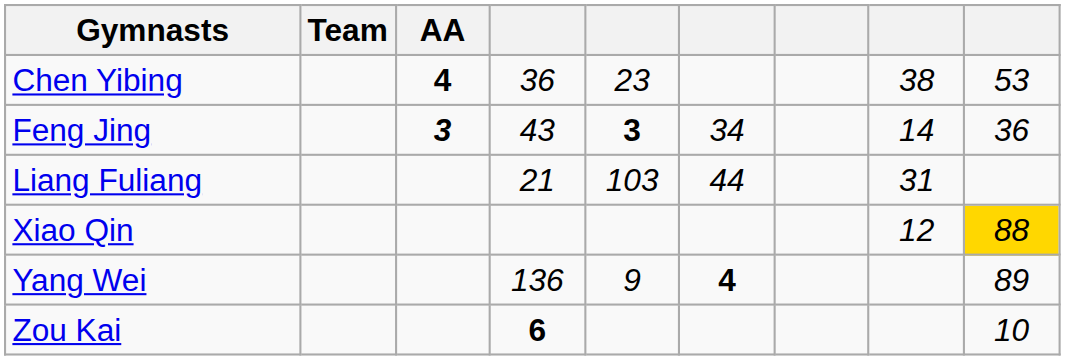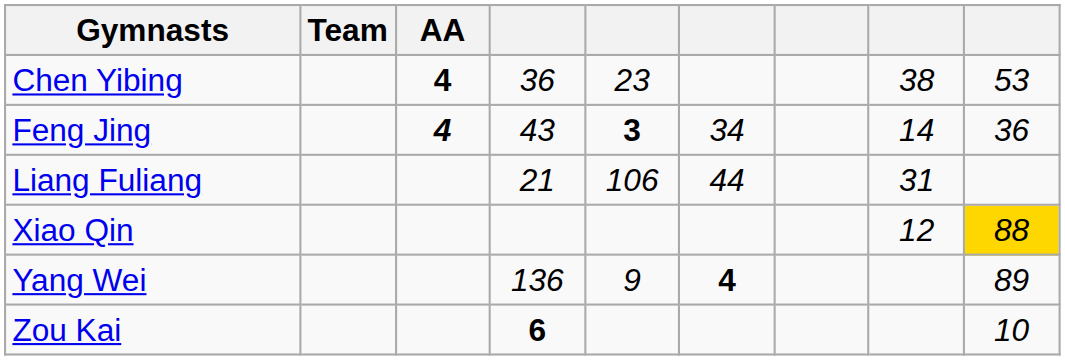(442, 130) 3 -> (442, 130) 4
(632, 180) 103 -> (632, 180) 106
